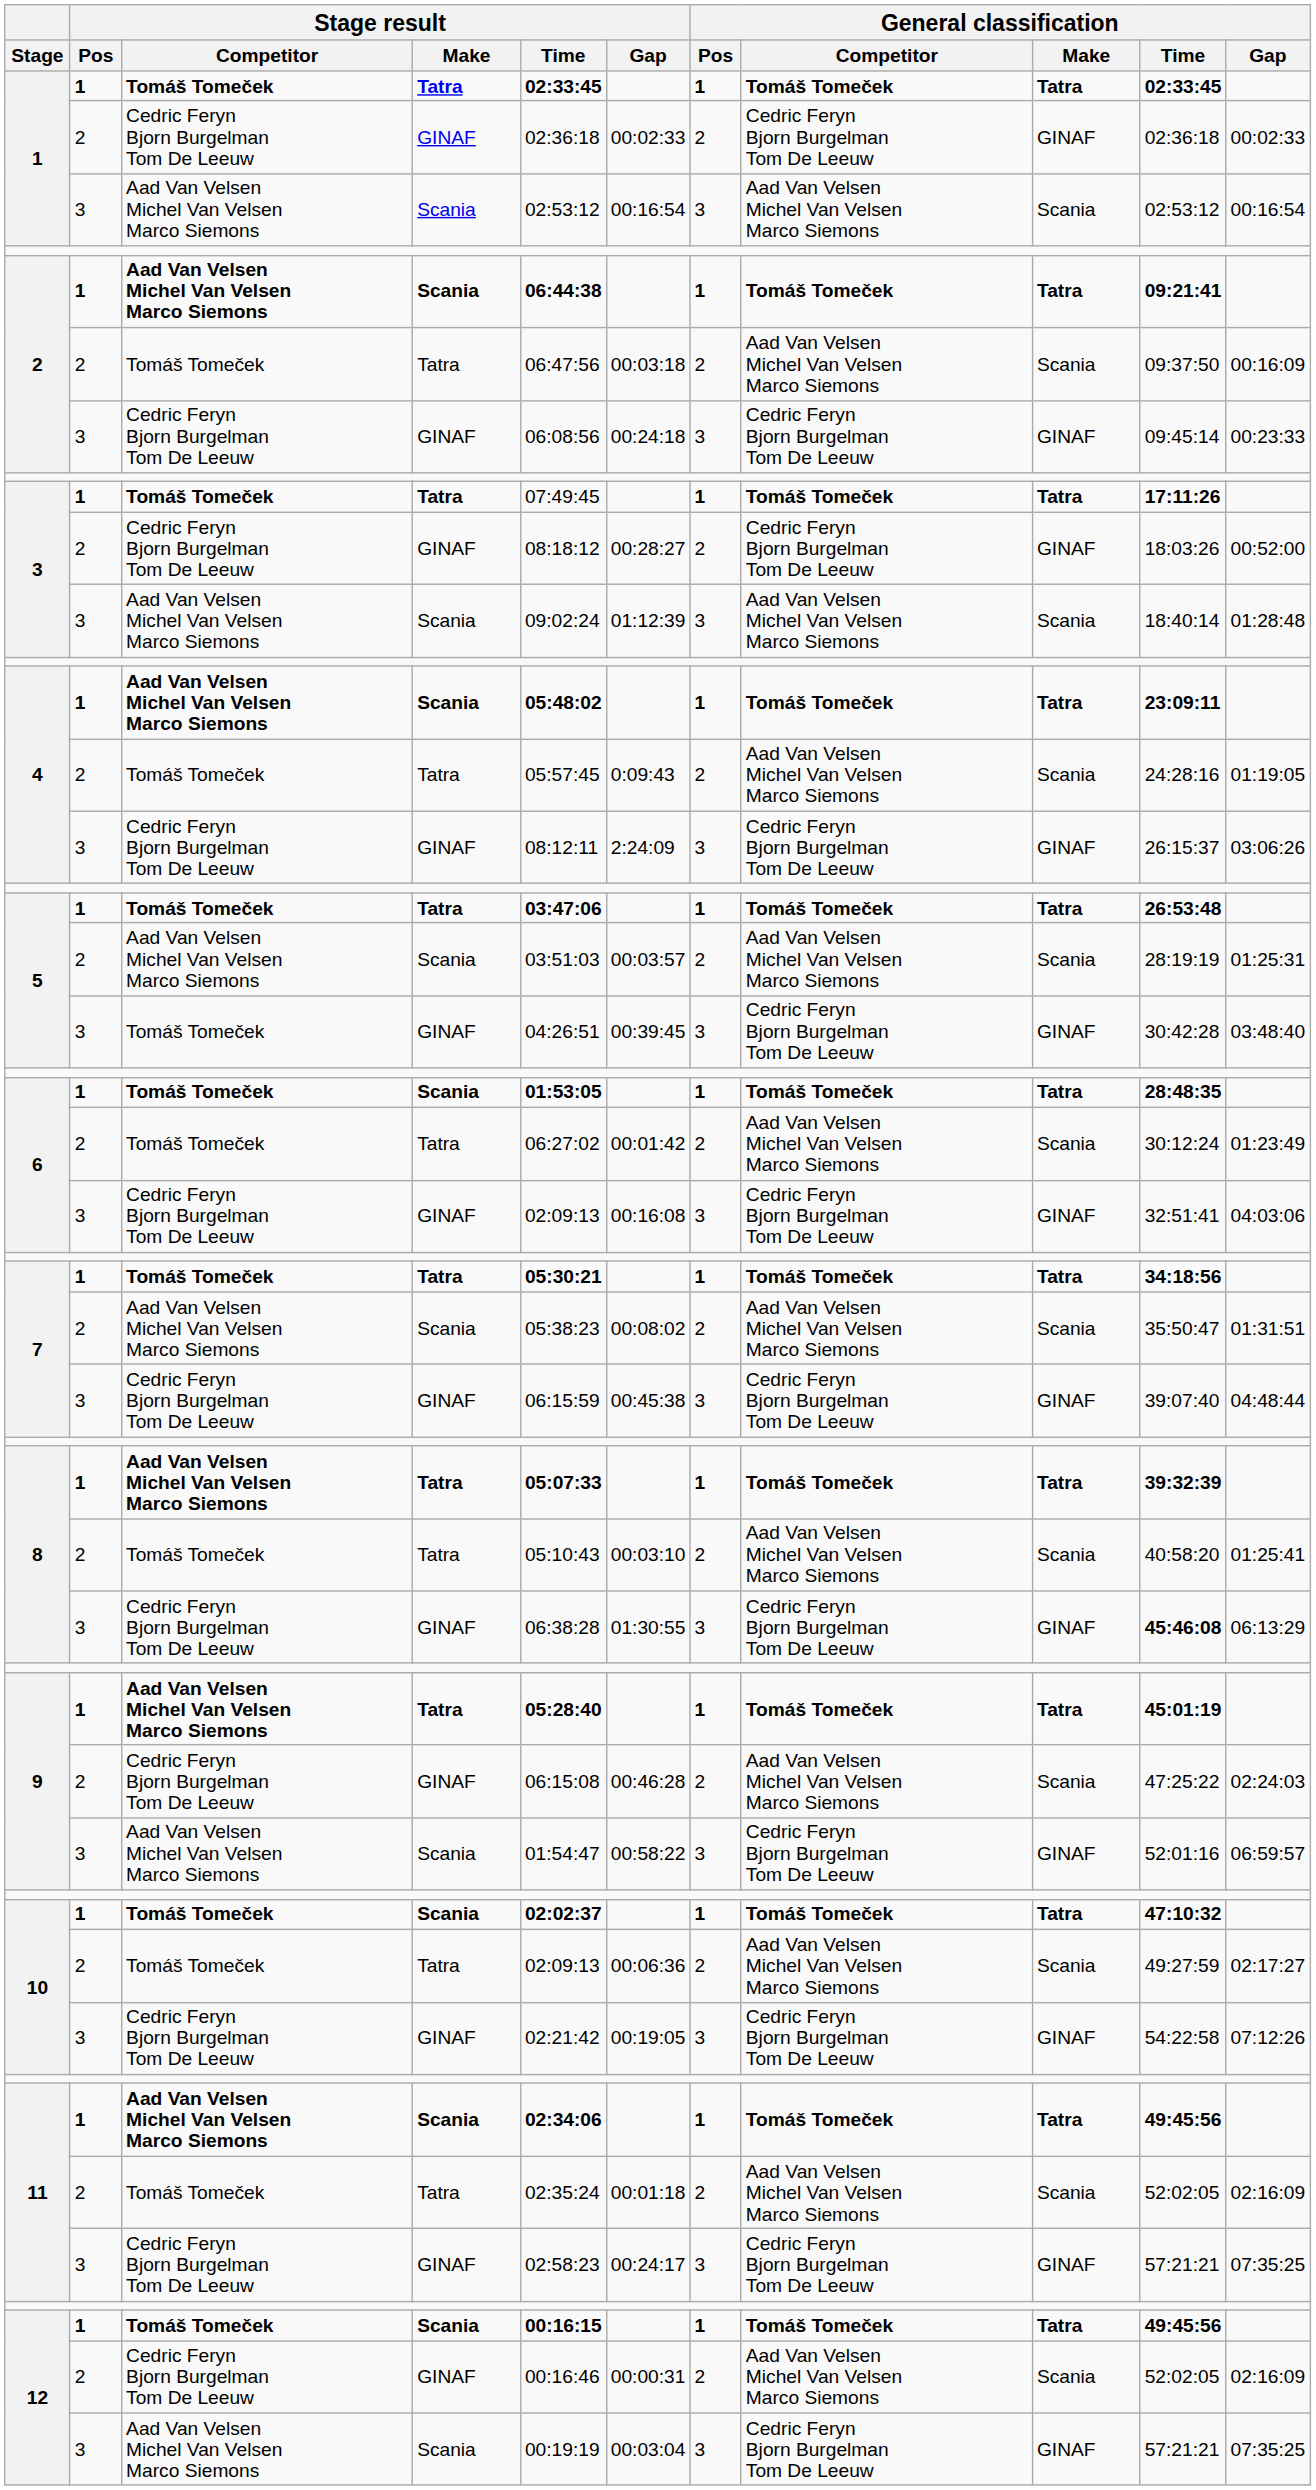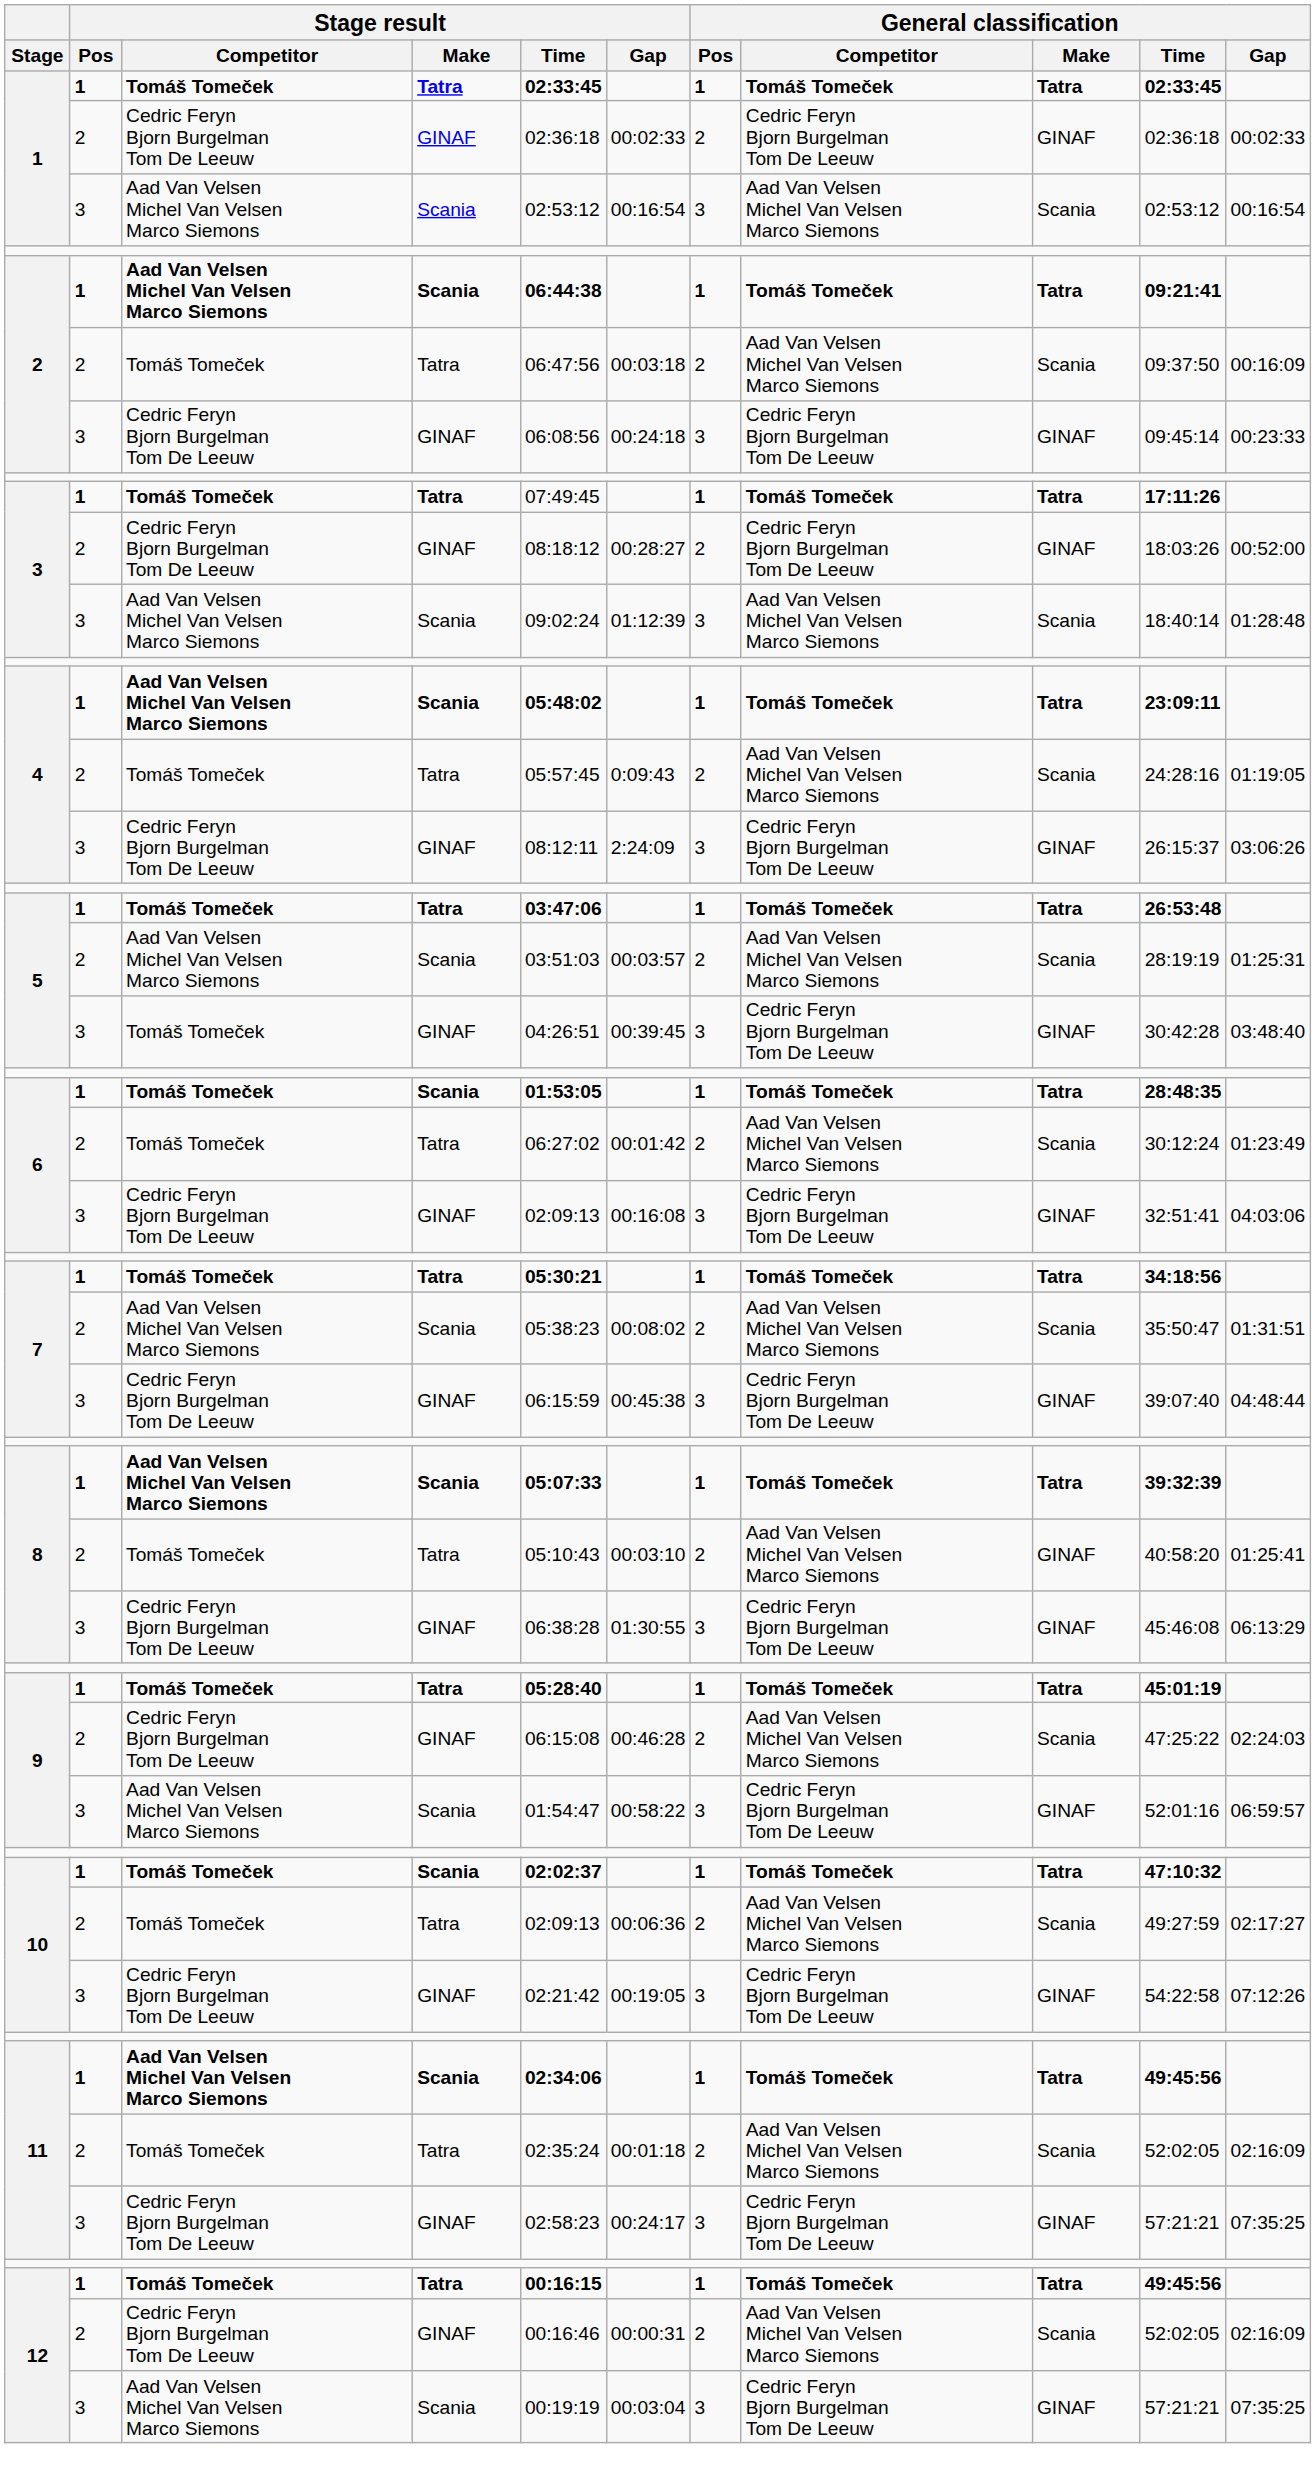(440, 1482) Tatra -> (448, 1482) Scania
(1066, 1554) Scania -> (1066, 1554) GINAF
(1183, 1627) bold -> (1182, 1627) normal
(209, 1708) Aad Van Velsen Michel Van Velsen Marco Siemons -> (200, 1687) Tomáš Tomeček
(448, 2325) Scania -> (440, 2283) Tatra
